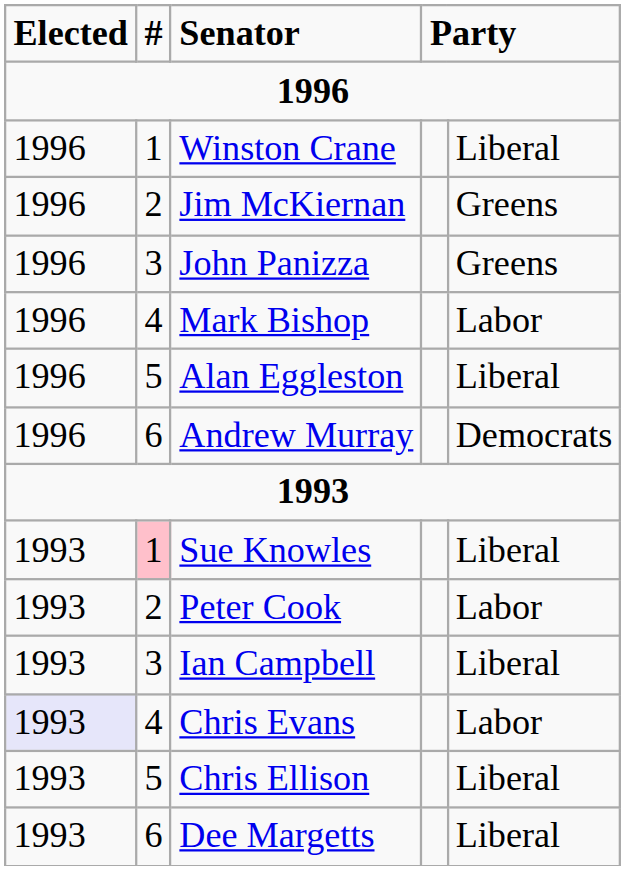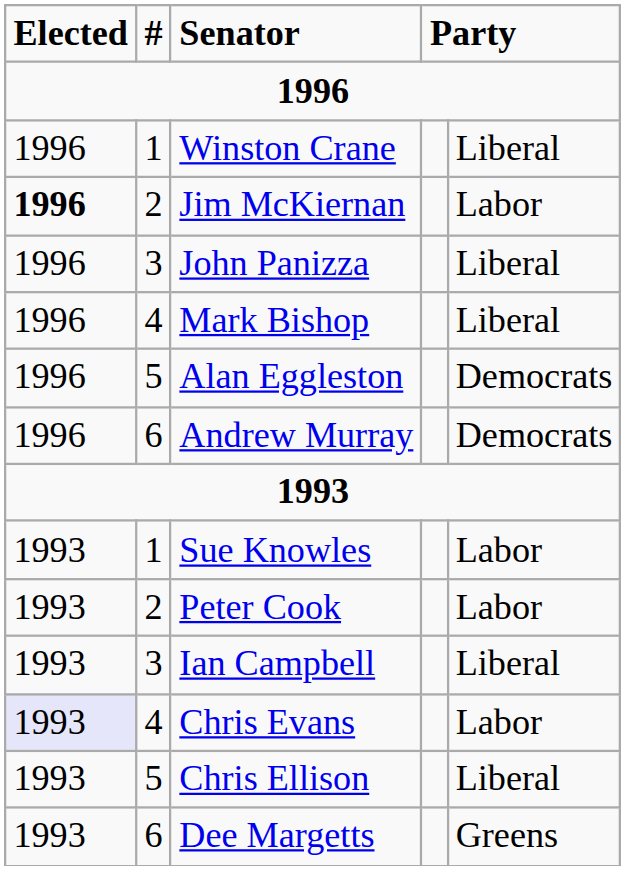(50, 205) normal -> (50, 205) bold
(507, 205) Greens -> (499, 205) Labor
(507, 262) Greens -> (508, 262) Liberal
(499, 319) Labor -> (508, 319) Liberal
(508, 377) Liberal -> (534, 377) Democrats
(154, 549) pink background -> (154, 549) no background
(508, 549) Liberal -> (499, 549) Labor
(508, 836) Liberal -> (507, 836) Greens
